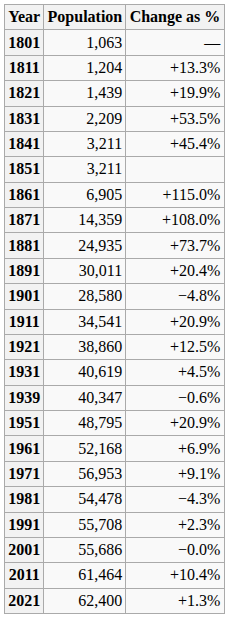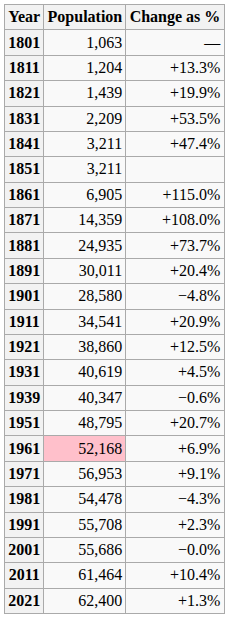(195, 144) +45.4% -> (195, 144) +47.4%
(195, 423) +20.9% -> (195, 423) +20.7%
(100, 448) no background -> (100, 448) pink background
